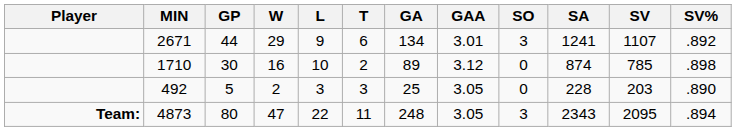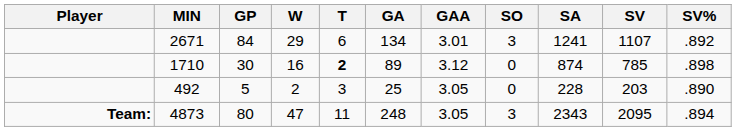- column: (320, 16)
(229, 41) 44 -> (245, 41) 84
(364, 65) normal -> (342, 65) bold
